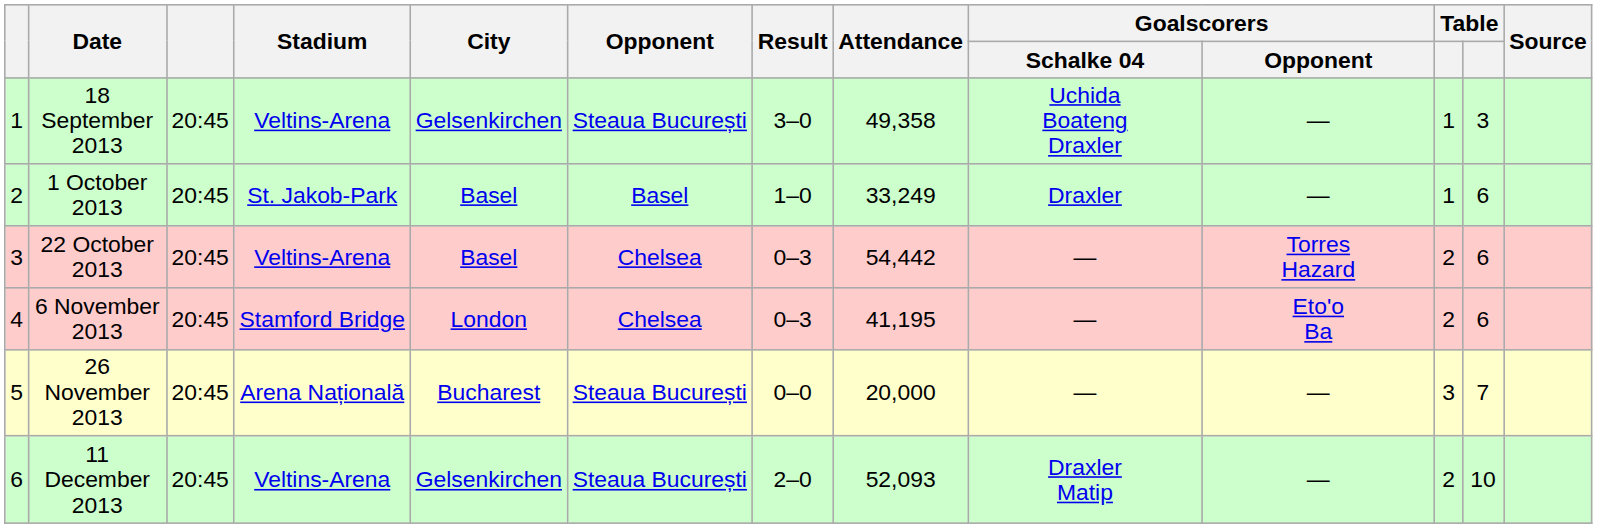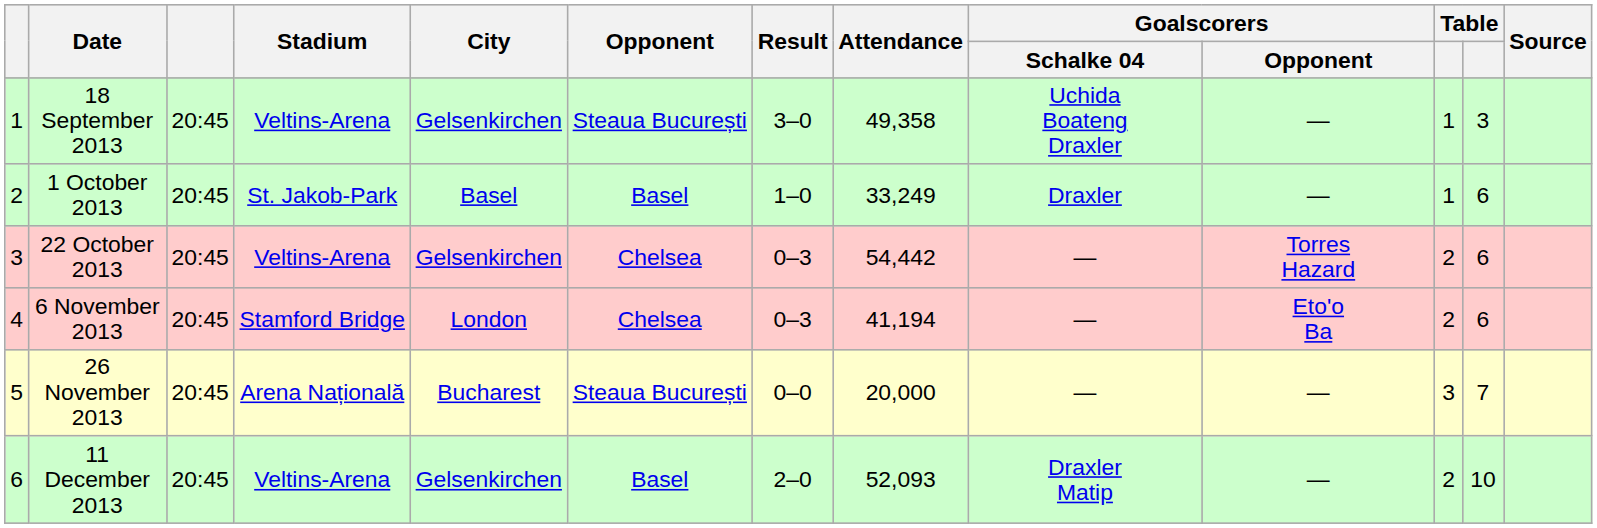(489, 257) Basel -> (489, 257) Gelsenkirchen
(901, 319) 41,195 -> (901, 319) 41,194
(660, 480) Steaua București -> (660, 480) Basel
